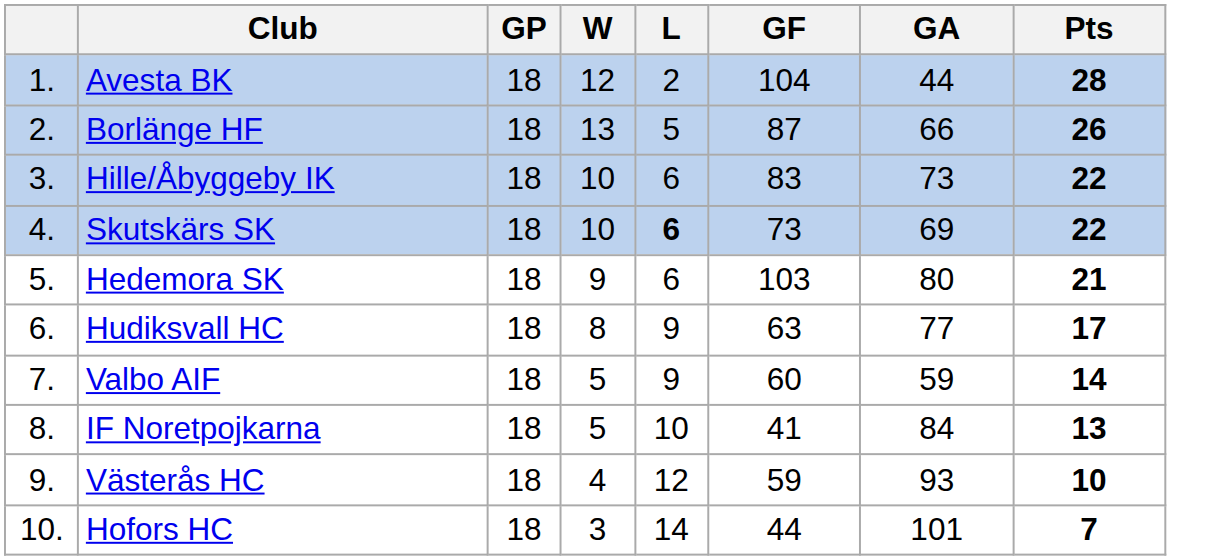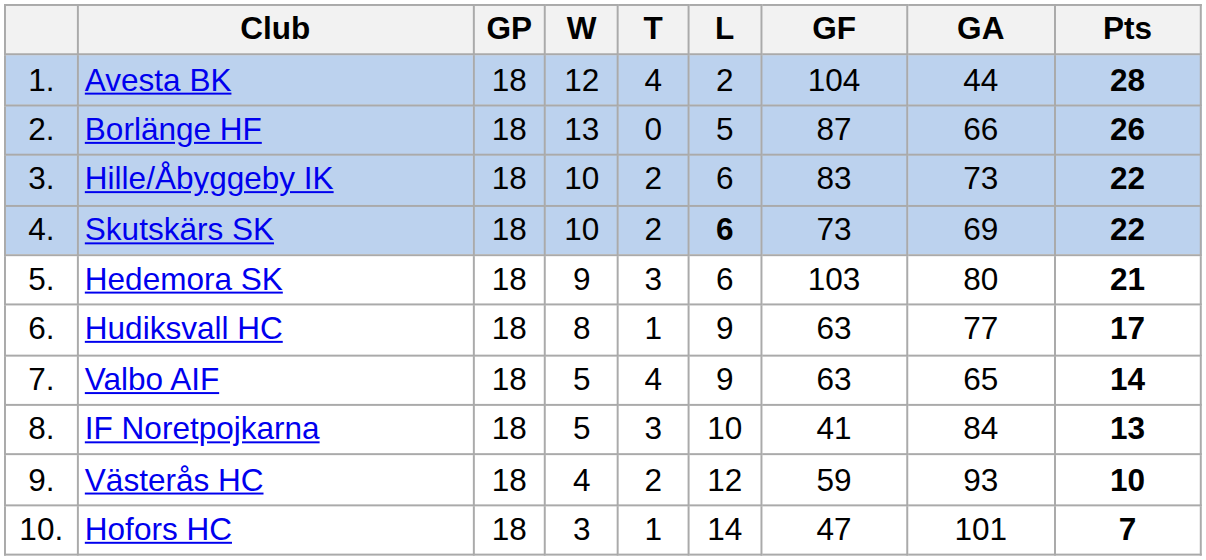+ column: (653, 29)
(784, 379) 60 -> (834, 379) 63
(937, 379) 59 -> (981, 379) 65
(784, 529) 44 -> (834, 529) 47
